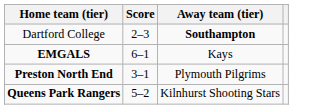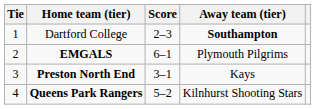+ column: (16, 14)
(220, 54) Kays -> (242, 54) Plymouth Pilgrims
(220, 73) Plymouth Pilgrims -> (242, 73) Kays
